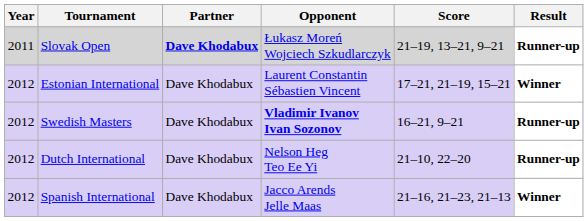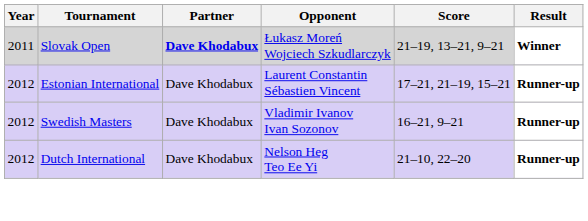(548, 45) Runner-up -> (539, 45) Winner
(539, 83) Winner -> (548, 83) Runner-up
(312, 121) bold -> (309, 121) normal
- row: (98, 197)
